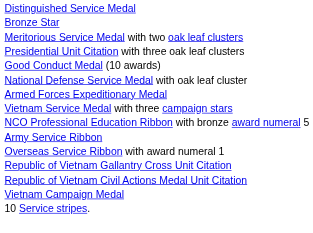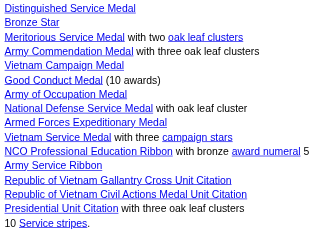+ row: (132, 51)
rows swapped: (125, 51) <-> (64, 194)
+ row: (66, 94)
- row: (114, 151)
